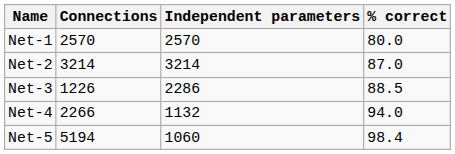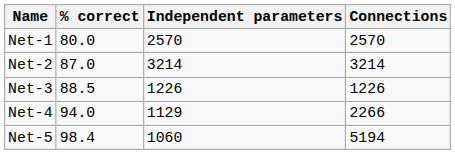columns swapped: (109, 17) <-> (407, 17)
(182, 89) 2286 -> (165, 89) 1226
(182, 113) 1132 -> (165, 113) 1129
